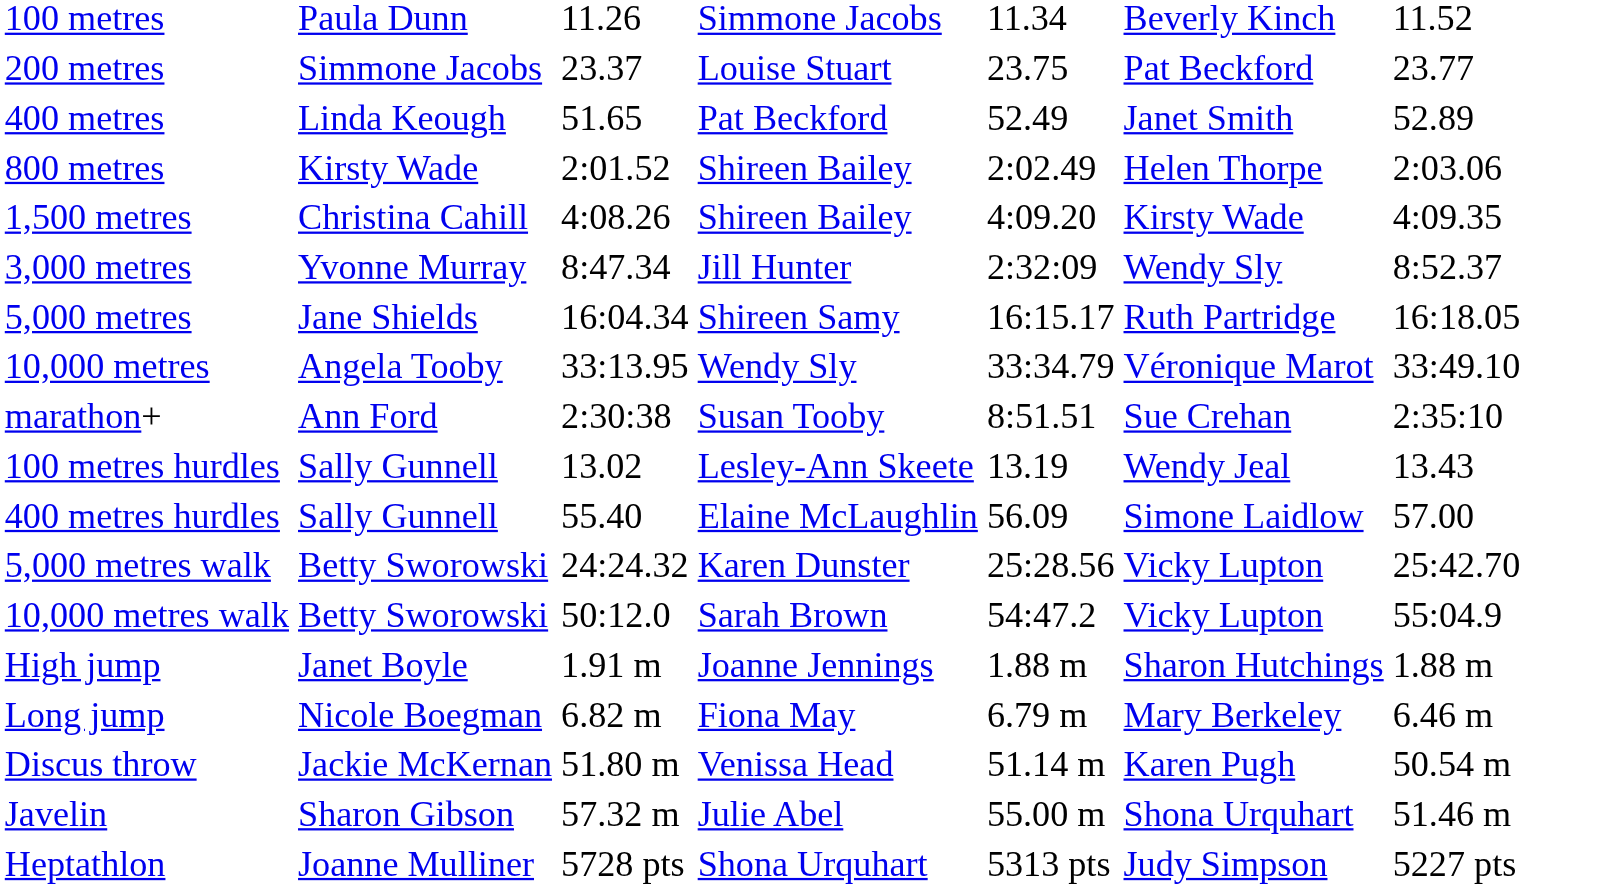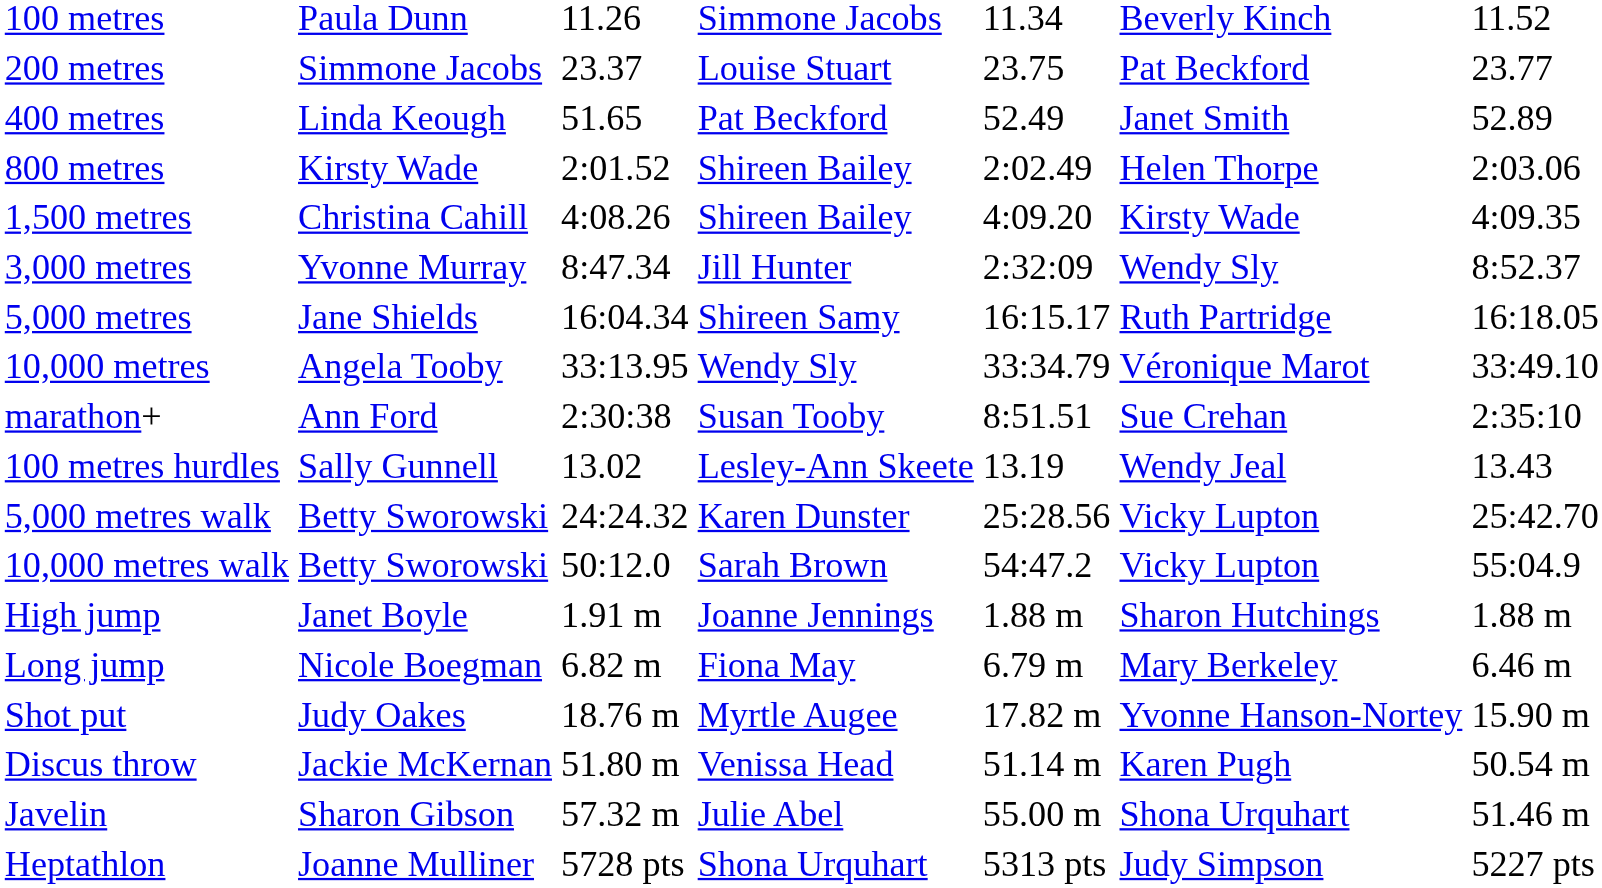- row: (142, 515)
+ row: (66, 714)
